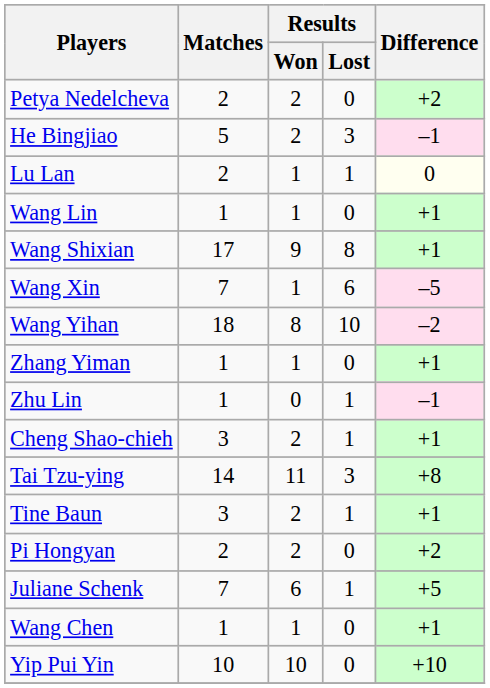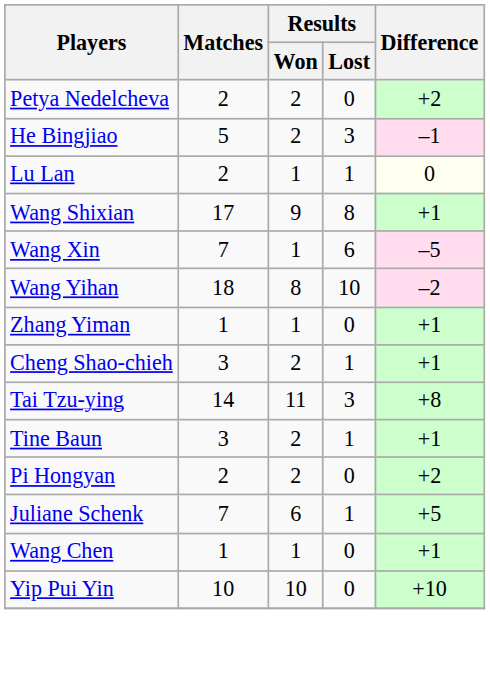- row: (54, 211)
- row: (46, 400)
